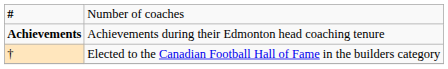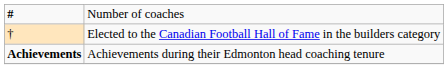rows swapped: (12, 53) <-> (44, 34)
